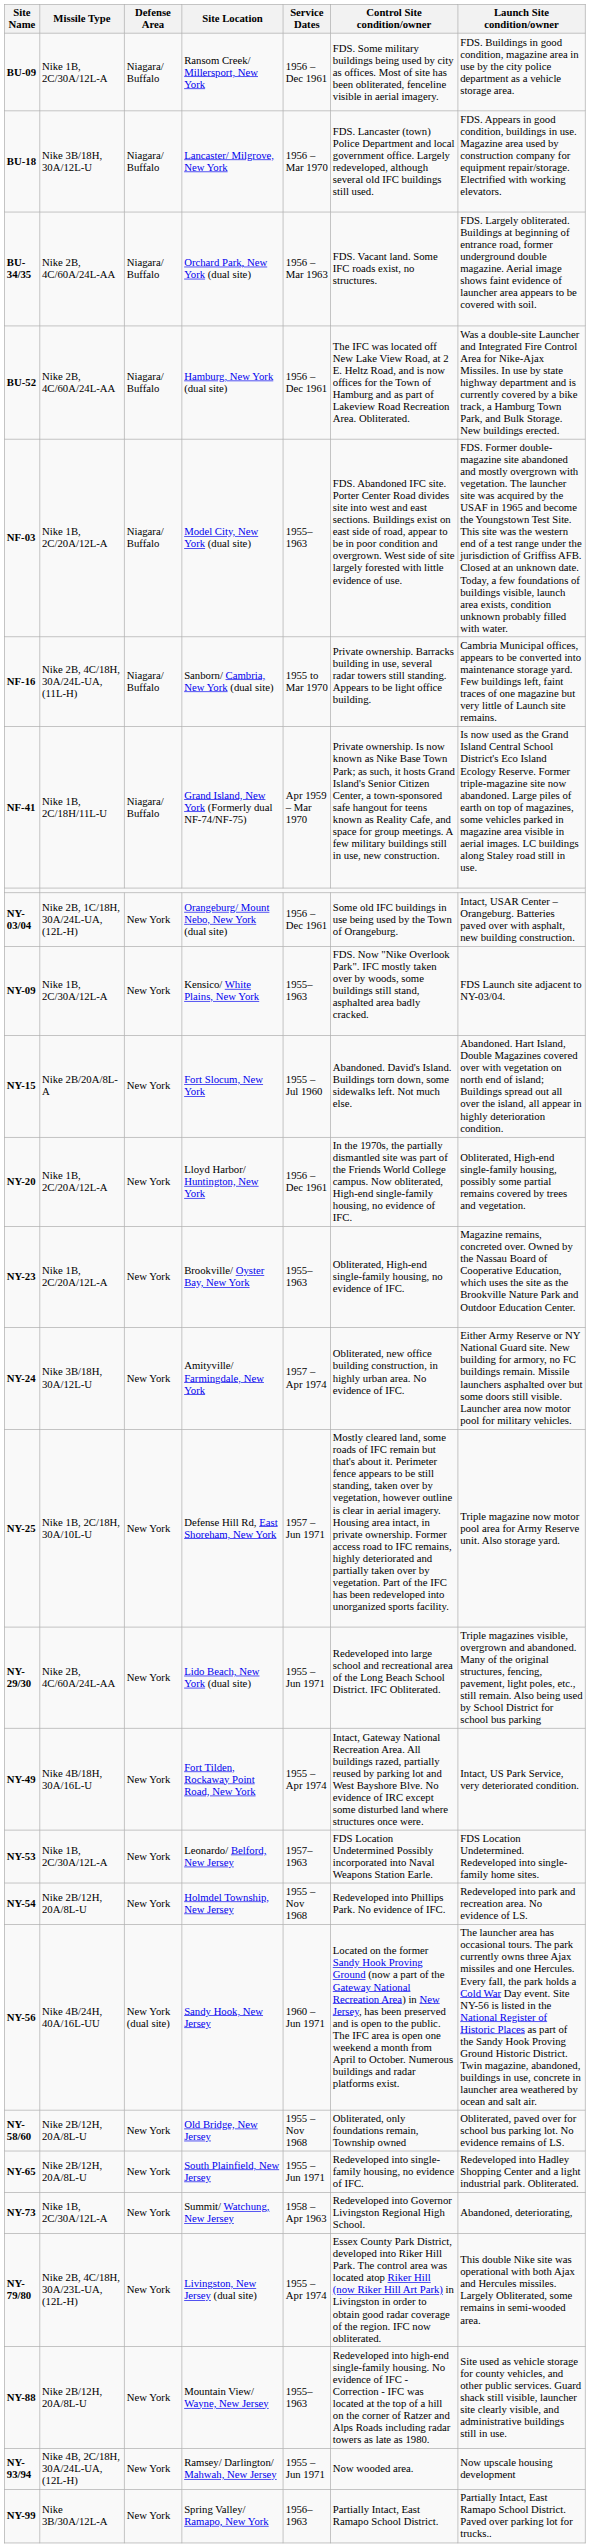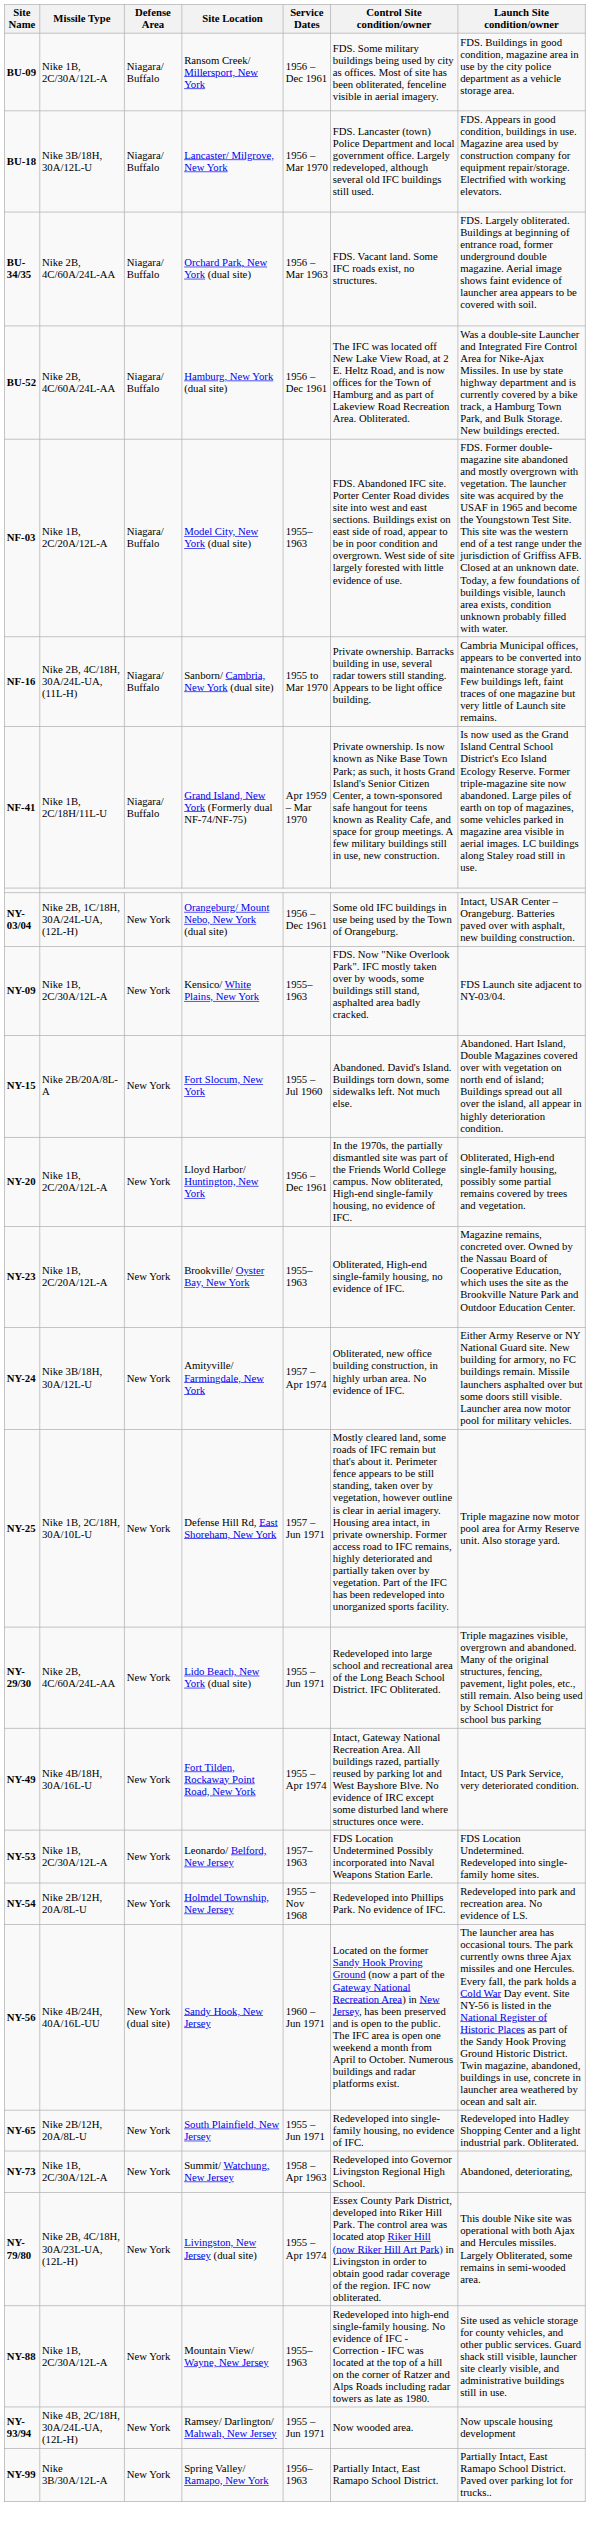- row: (19, 2130)
(72, 2397) Nike 2B/12H, 20A/8L-U -> (75, 2356) Nike 1B, 2C/30A/12L-A
